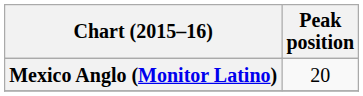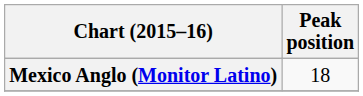(320, 74) 20 -> (320, 74) 18
